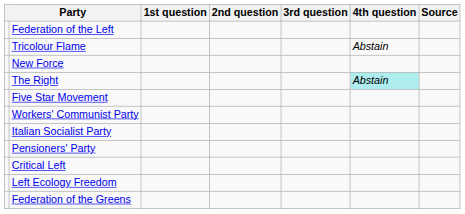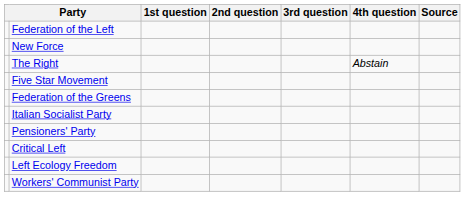- row: (49, 47)
(371, 81) paleturquoise background -> (371, 64) no background
rows swapped: (75, 115) <-> (71, 200)
